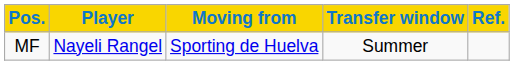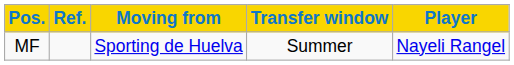columns swapped: (108, 18) <-> (489, 18)
